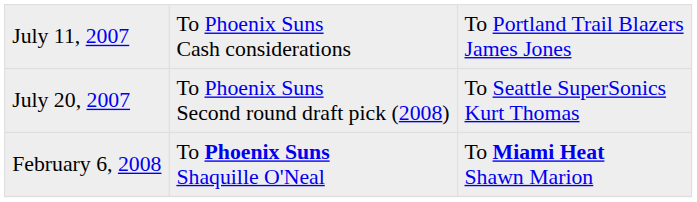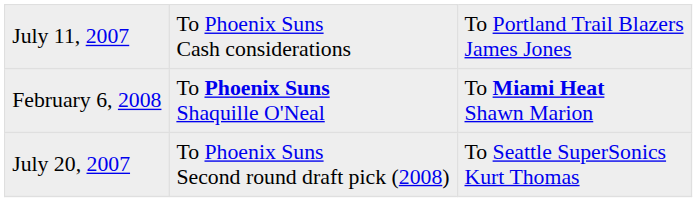rows swapped: (71, 100) <-> (87, 164)
